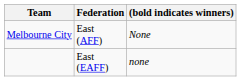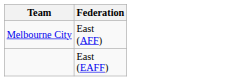- column: (181, 12)
